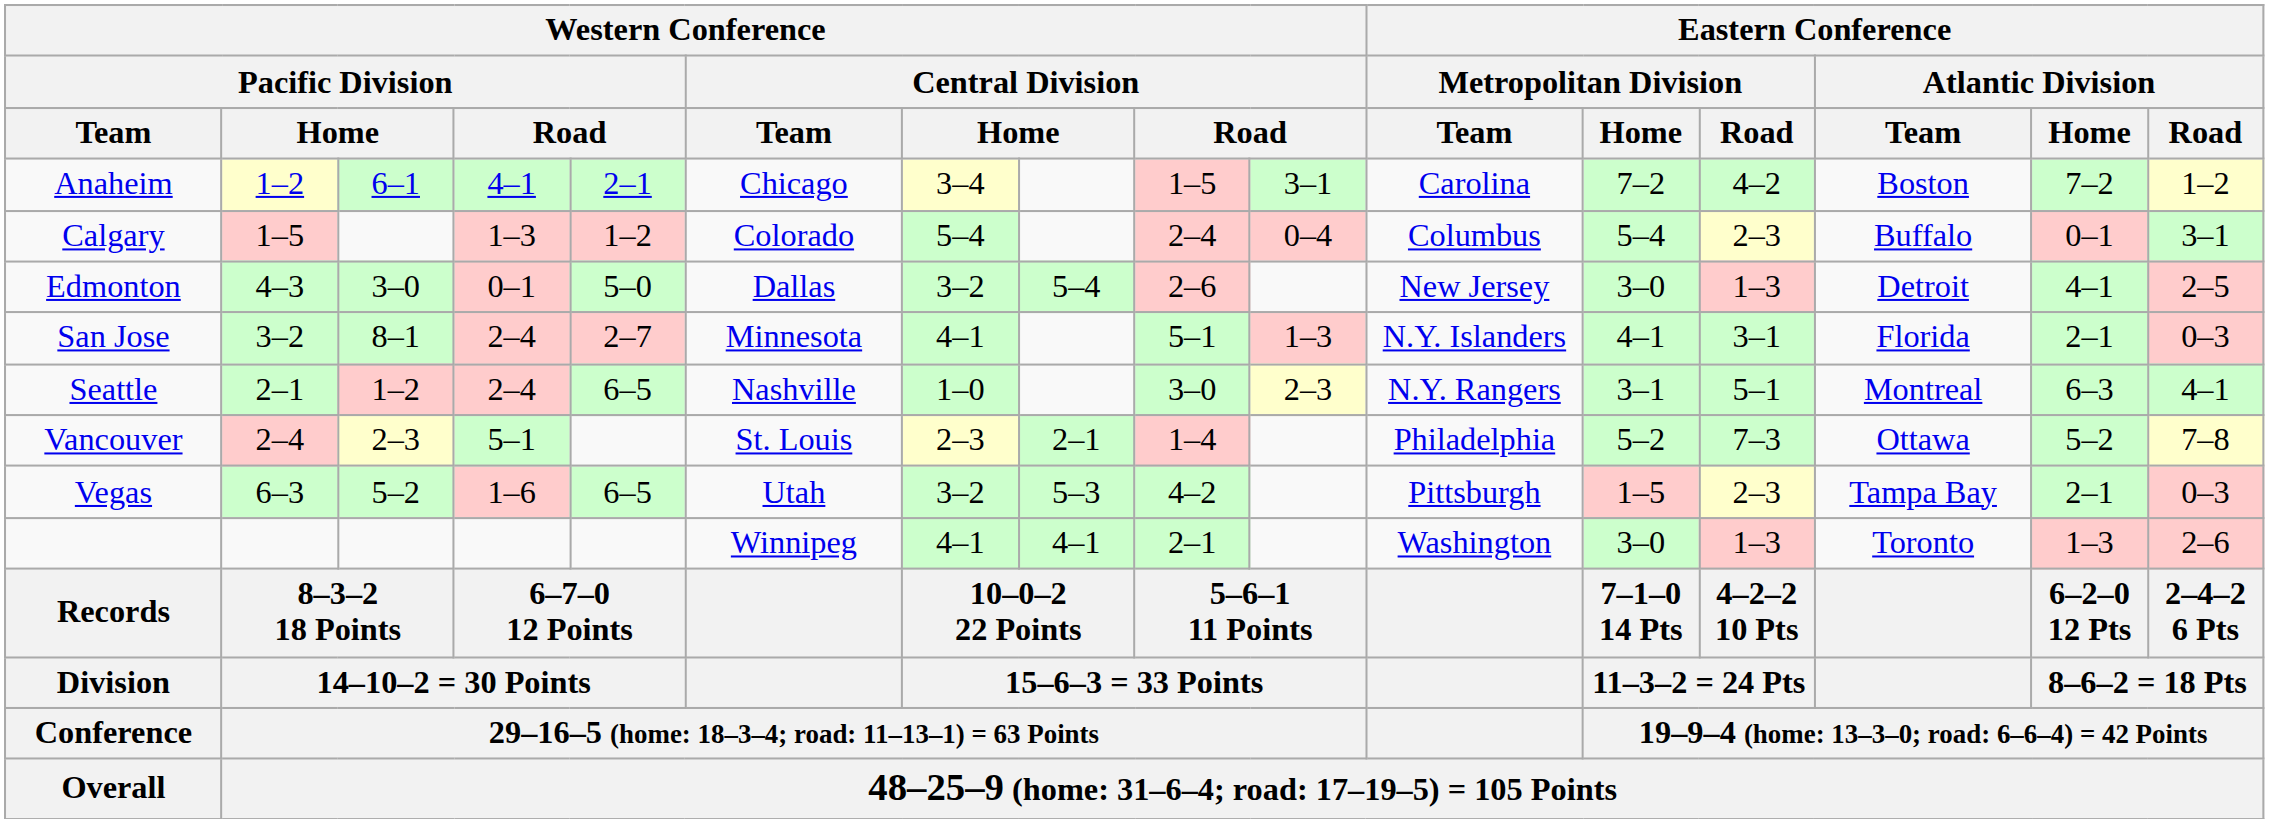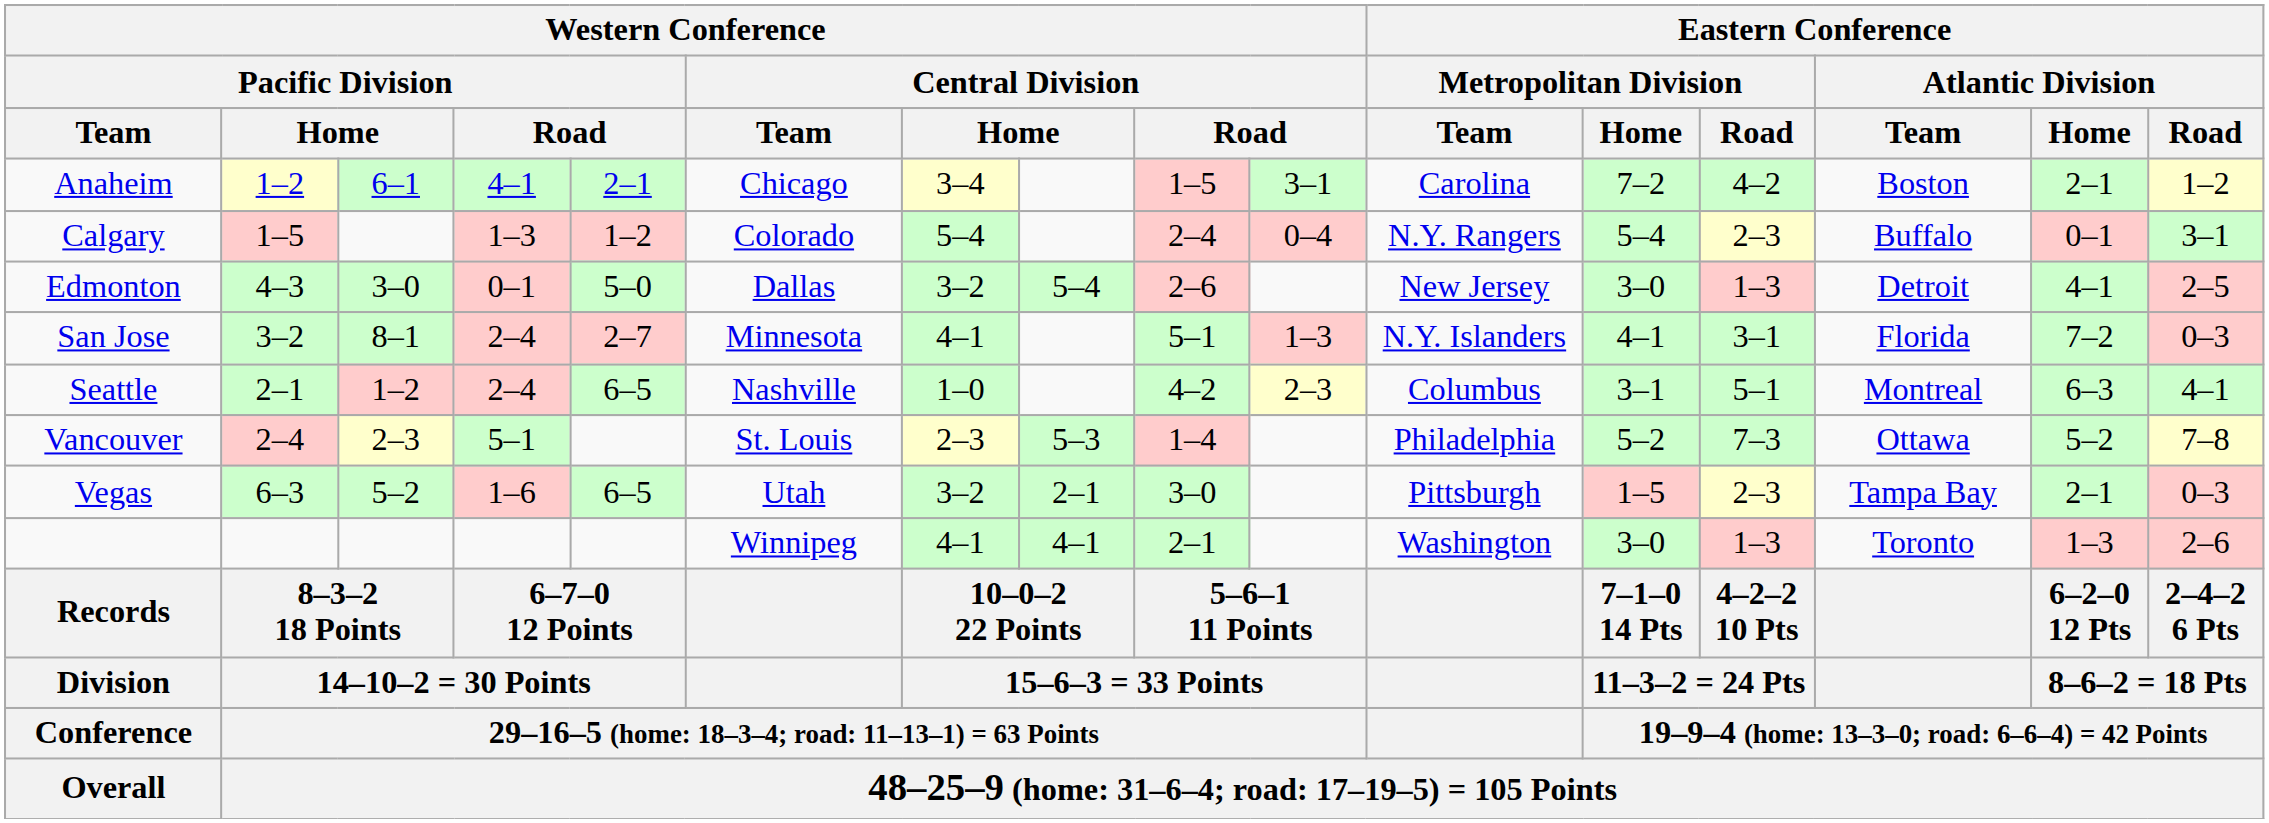(2090, 183) 7–2 -> (2090, 183) 2–1
(1474, 235) Columbus -> (1474, 235) N.Y. Rangers
(2090, 337) 2–1 -> (2090, 337) 7–2
(1192, 388) 3–0 -> (1192, 388) 4–2
(1474, 388) N.Y. Rangers -> (1474, 388) Columbus
(1076, 440) 2–1 -> (1076, 440) 5–3
(1076, 491) 5–3 -> (1076, 491) 2–1
(1192, 491) 4–2 -> (1192, 491) 3–0
